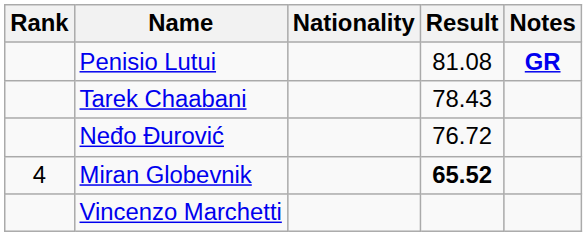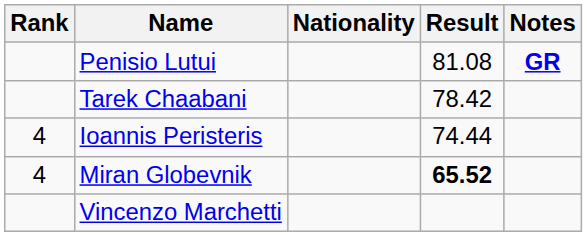(462, 99) 78.43 -> (462, 99) 78.42
- row: (152, 136)
+ row: (171, 136)
